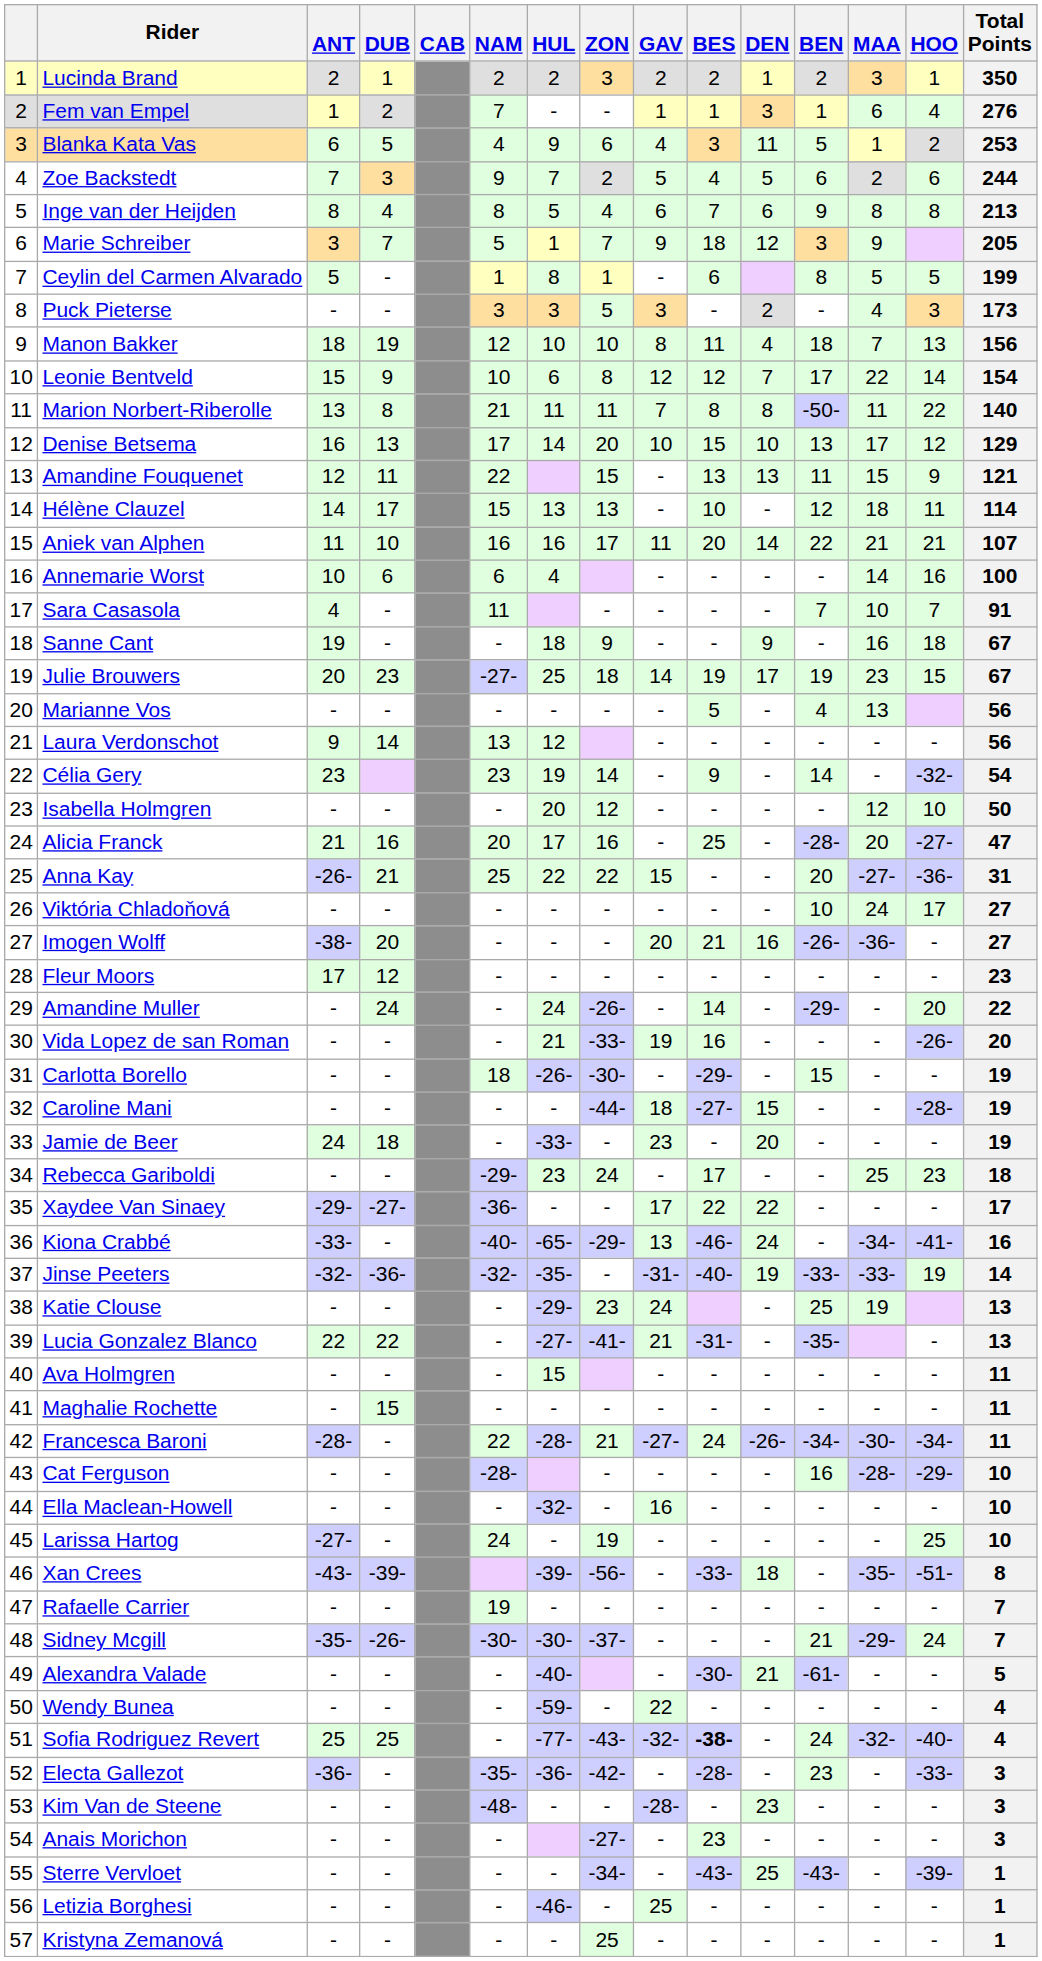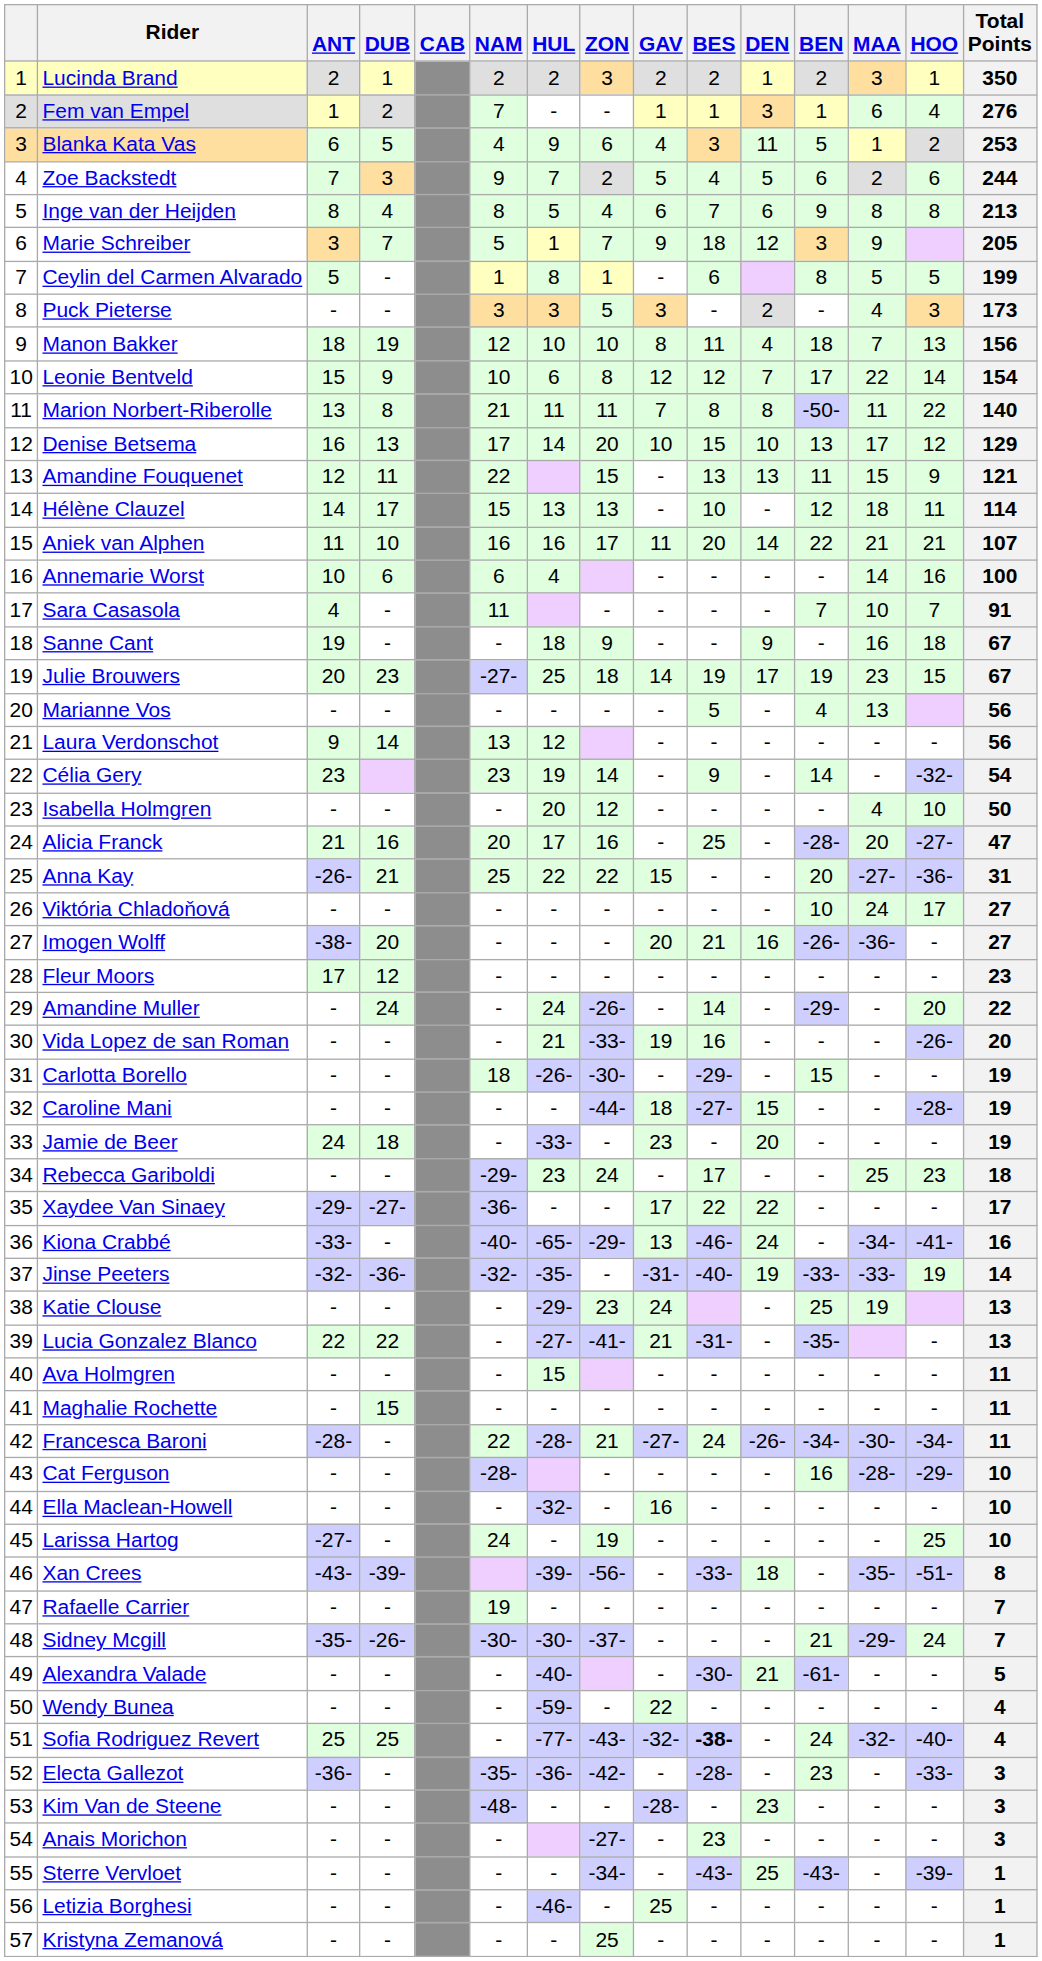(877, 809) 12 -> (877, 809) 4
